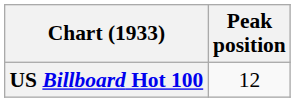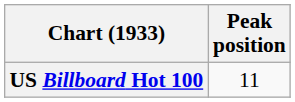(249, 79) 12 -> (249, 79) 11
